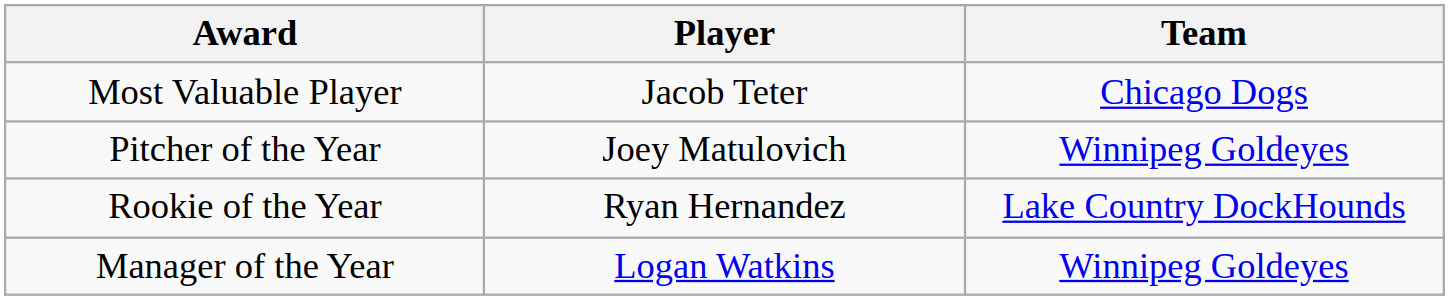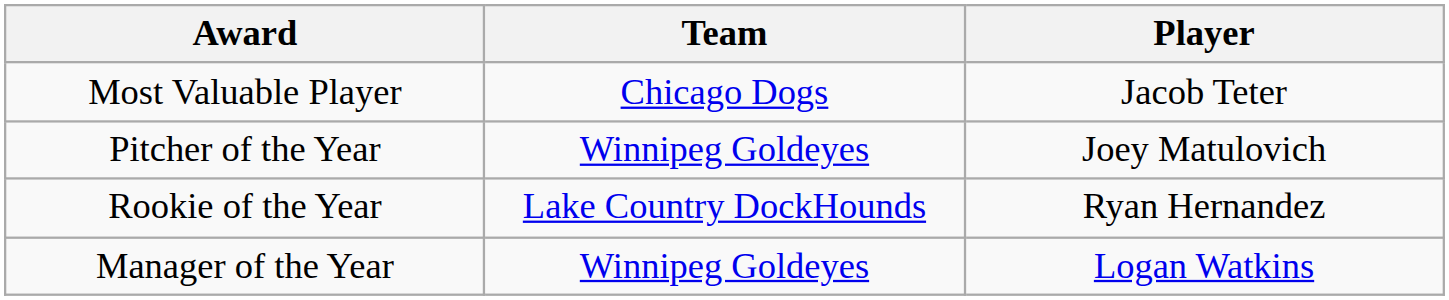columns swapped: (724, 33) <-> (1204, 33)
